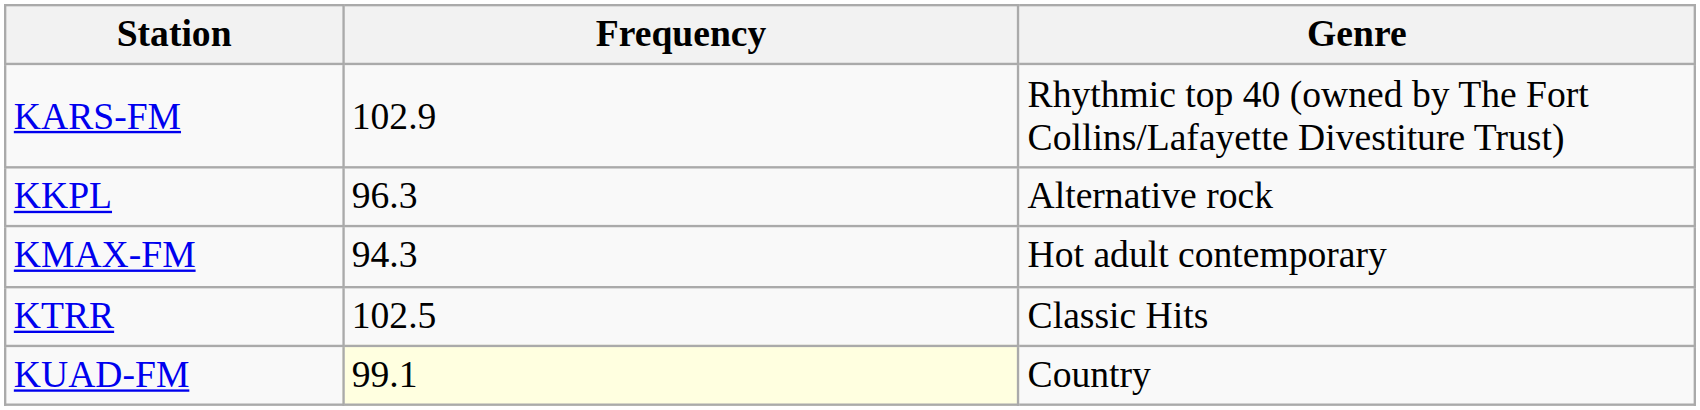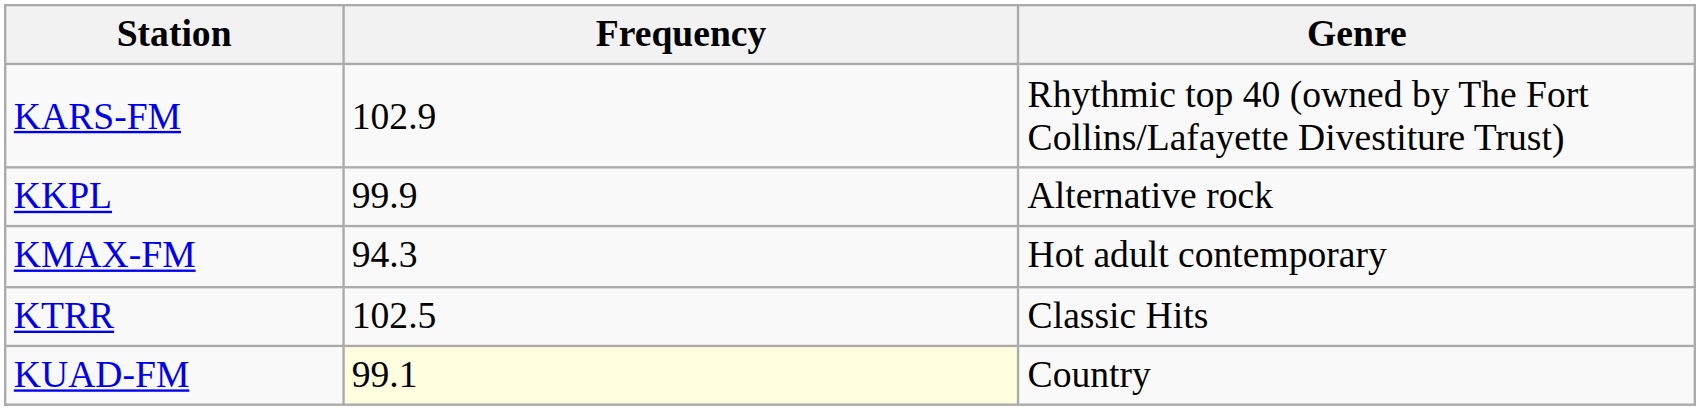(385, 195) 96.3 -> (385, 195) 99.9
